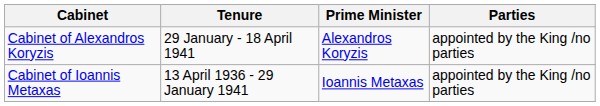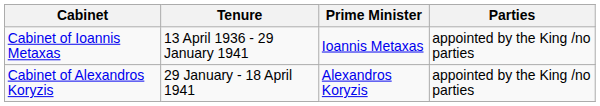rows swapped: (76, 46) <-> (64, 83)
